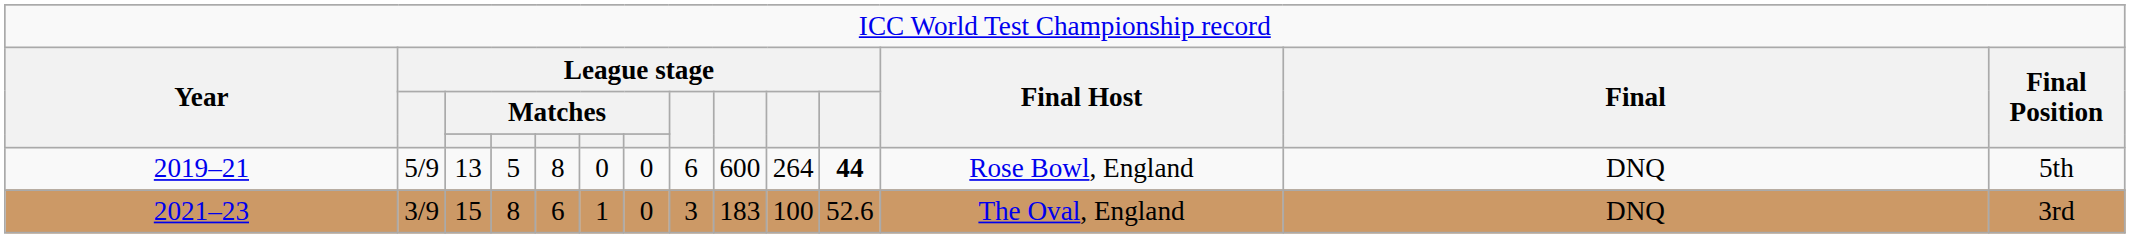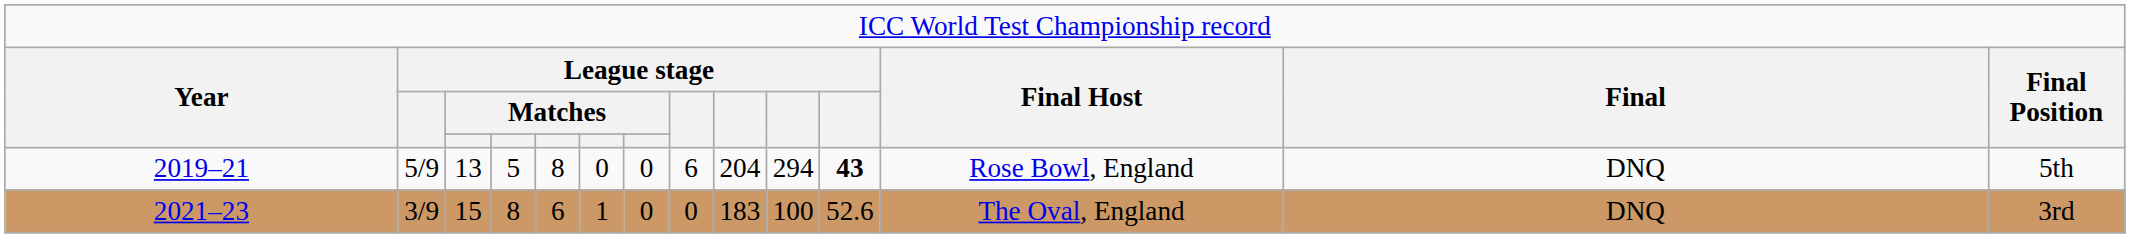(740, 168) 600 -> (740, 168) 204
(793, 168) 264 -> (793, 168) 294
(850, 168) 44 -> (850, 168) 43
(691, 211) 3 -> (691, 211) 0
